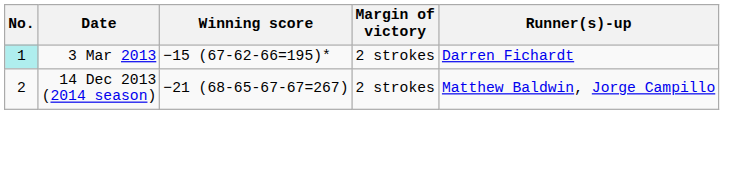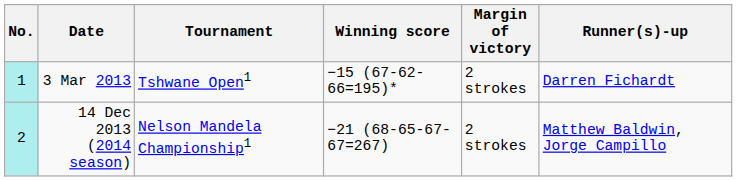+ column: (229, 33)
(21, 89) no background -> (21, 139) paleturquoise background
